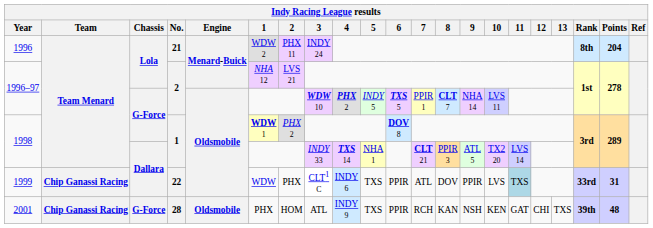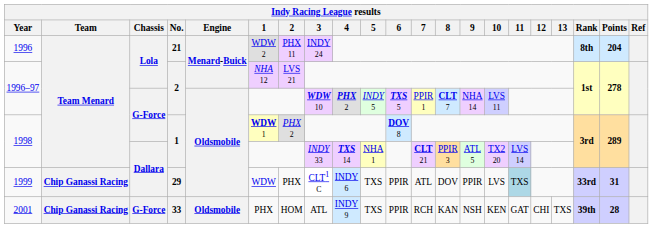(177, 182) 22 -> (177, 182) 29
(177, 210) 28 -> (177, 210) 33
(614, 210) 48 -> (614, 210) 28
